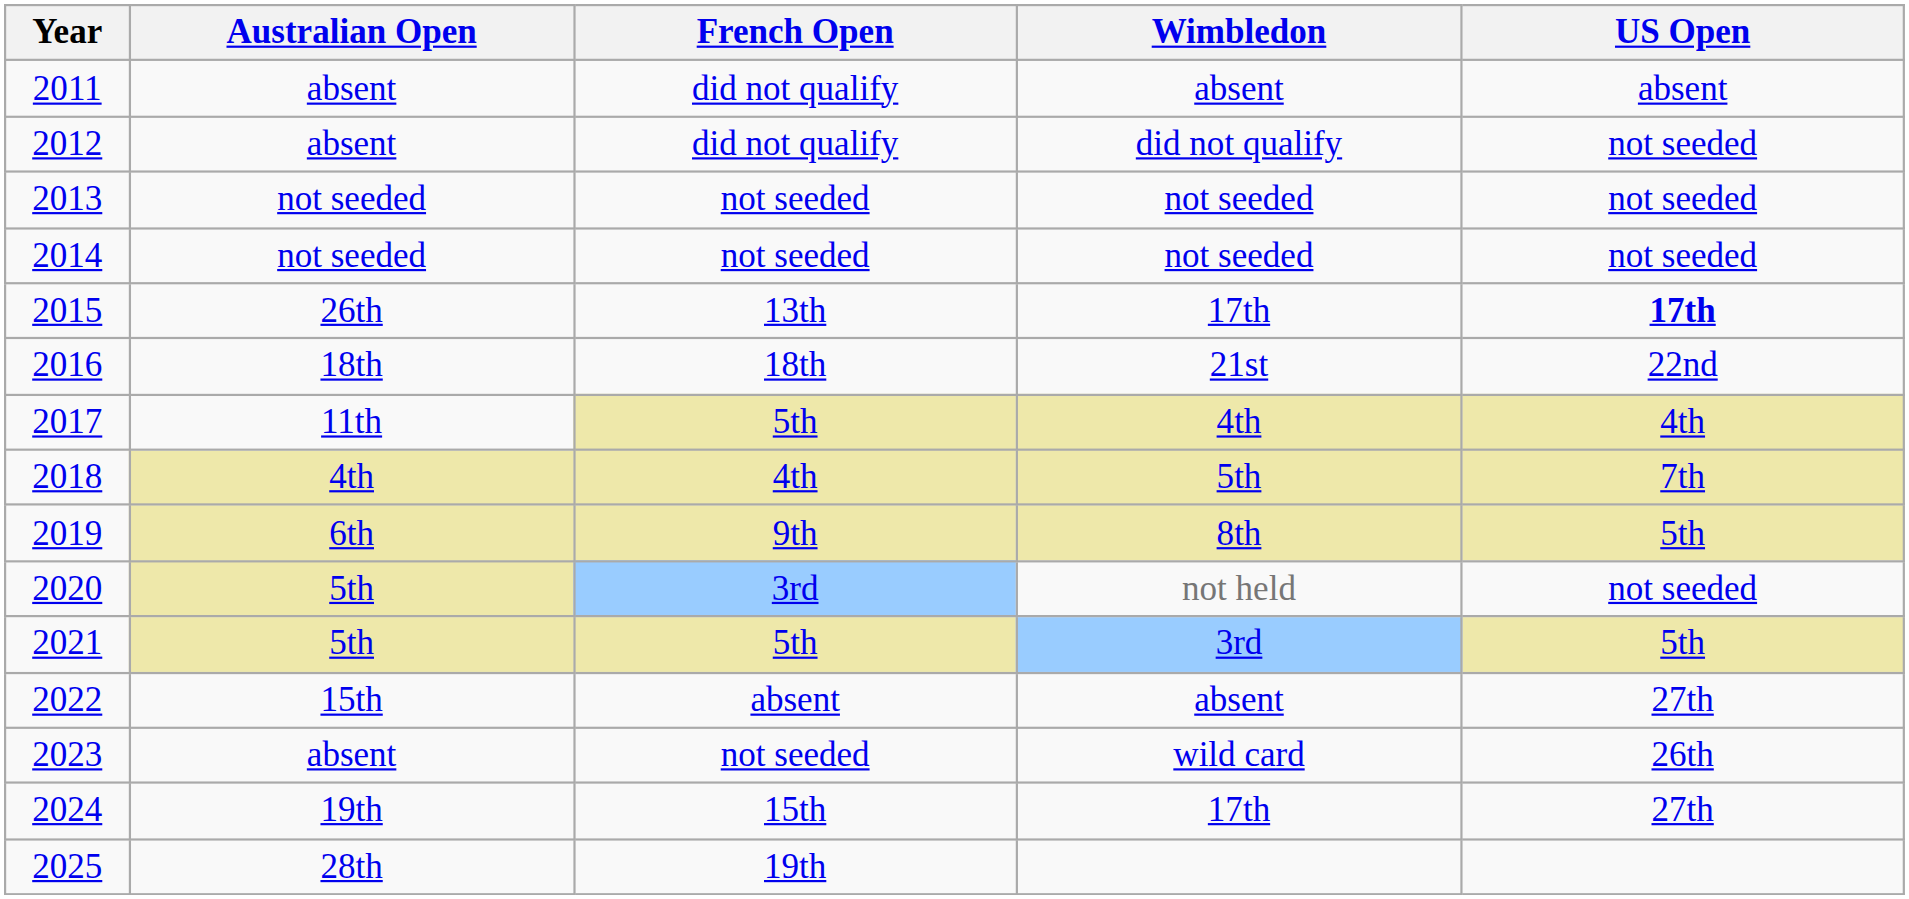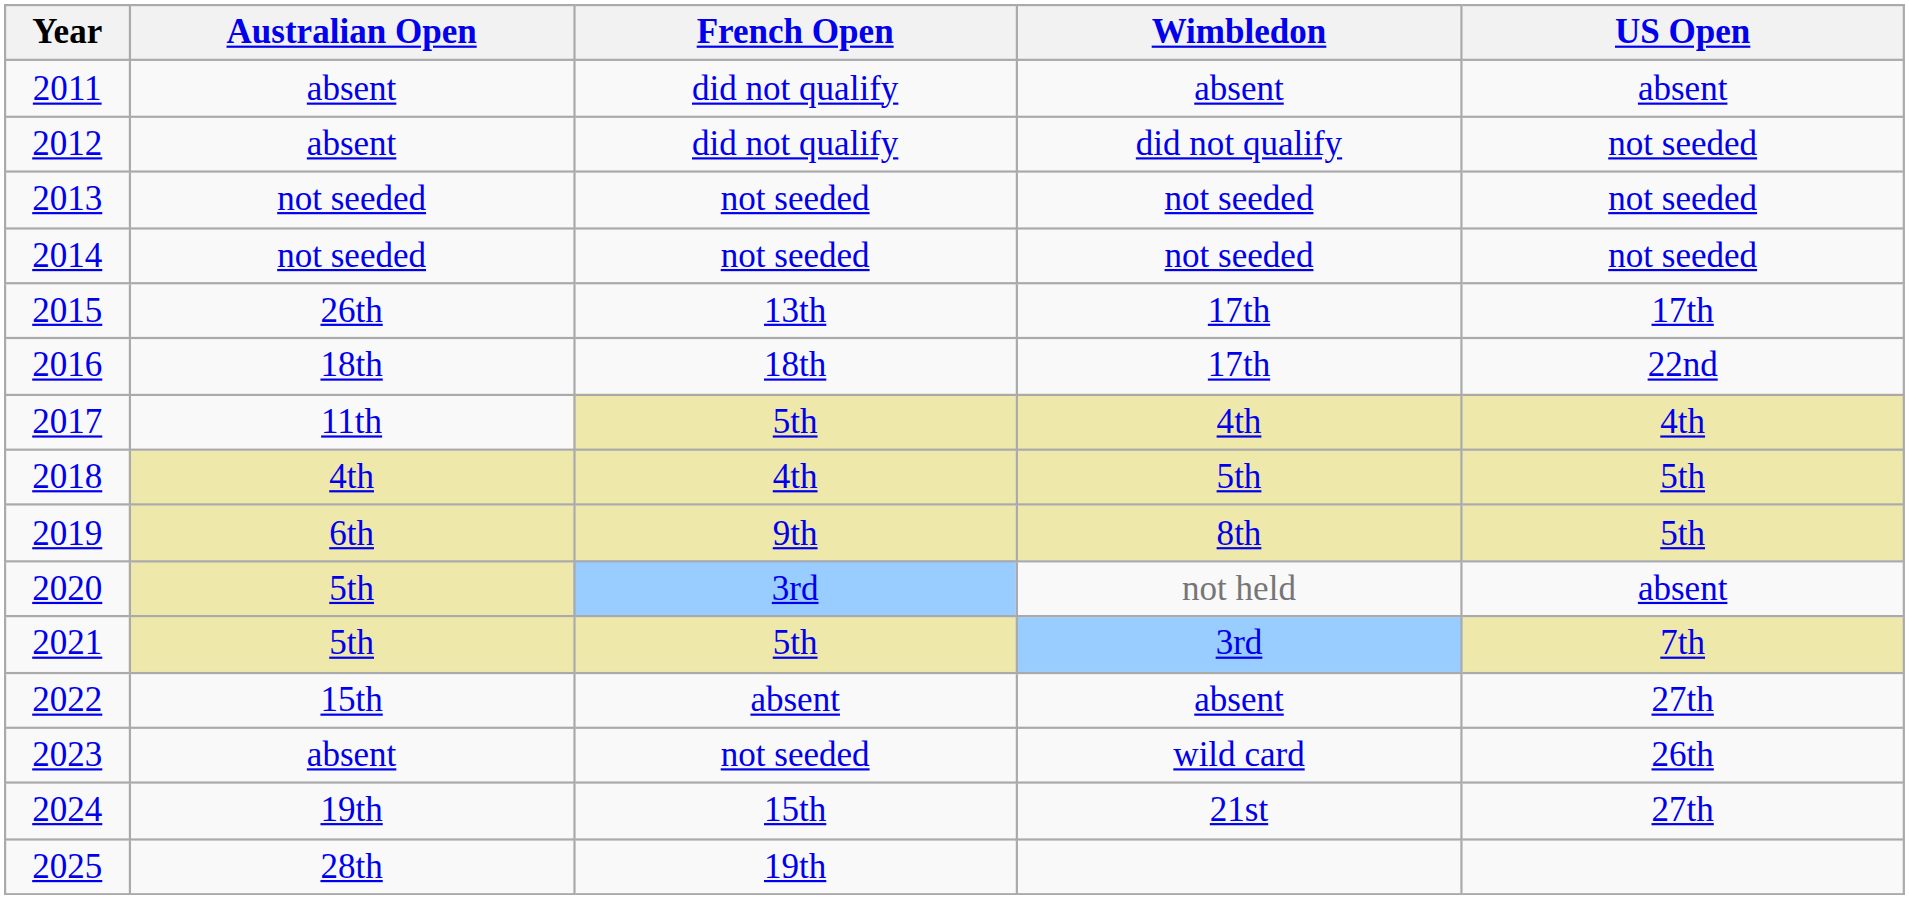(1683, 310) bold -> (1683, 310) normal
(1239, 365) 21st -> (1239, 365) 17th
(1683, 476) 7th -> (1683, 476) 5th
(1683, 587) not seeded -> (1683, 587) absent
(1683, 643) 5th -> (1683, 643) 7th
(1239, 810) 17th -> (1239, 810) 21st
